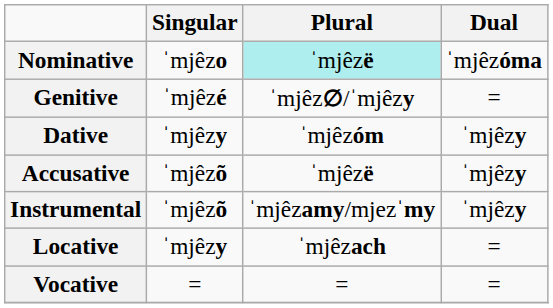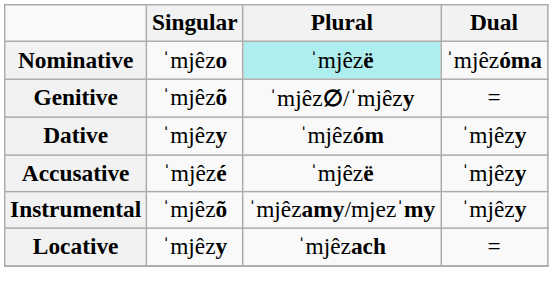(195, 97) ˈmjêzé -> (195, 97) ˈmjêzõ
(195, 172) ˈmjêzõ -> (195, 172) ˈmjêzé
- row: (76, 283)
